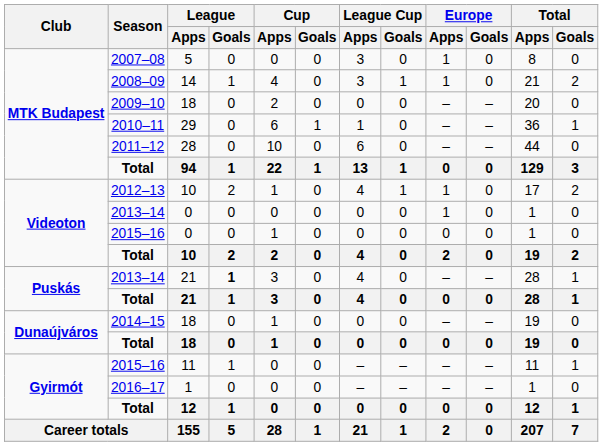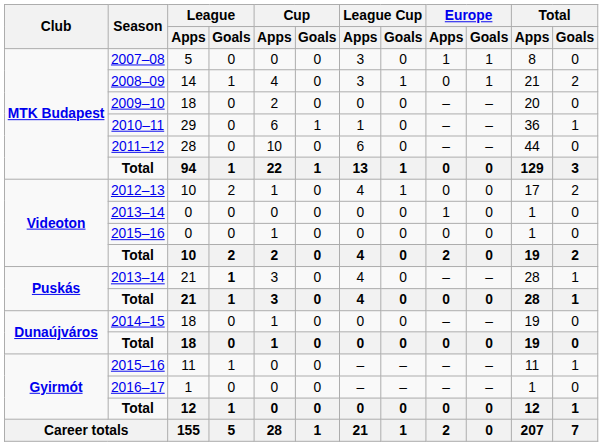(489, 59) 0 -> (489, 59) 1
(446, 81) 1 -> (446, 81) 0
(489, 81) 0 -> (489, 81) 1
(446, 191) 1 -> (446, 191) 0
